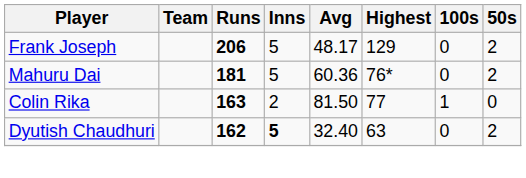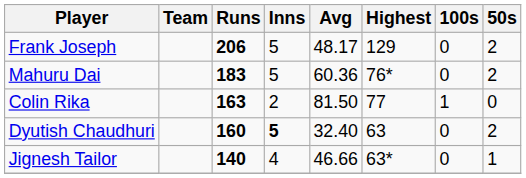(231, 74) 181 -> (231, 74) 183
(231, 131) 162 -> (231, 131) 160
+ row: (63, 159)
